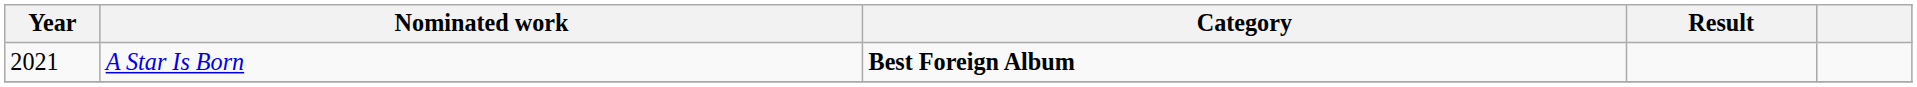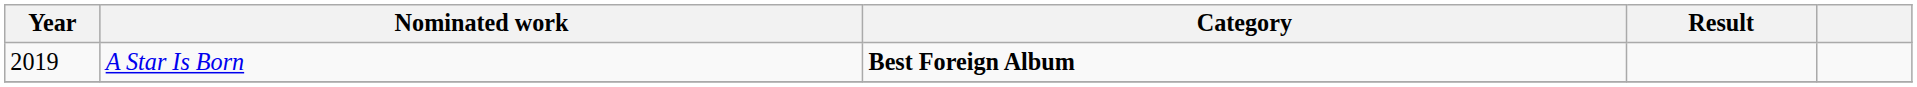(34, 61) 2021 -> (34, 61) 2019
